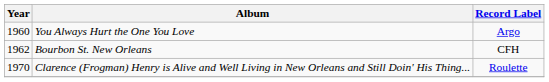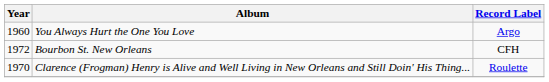(18, 49) 1962 -> (18, 49) 1972
